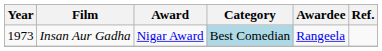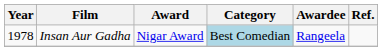(21, 35) 1973 -> (21, 35) 1978
